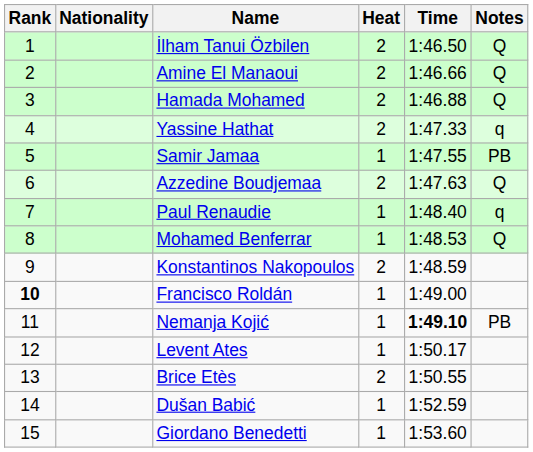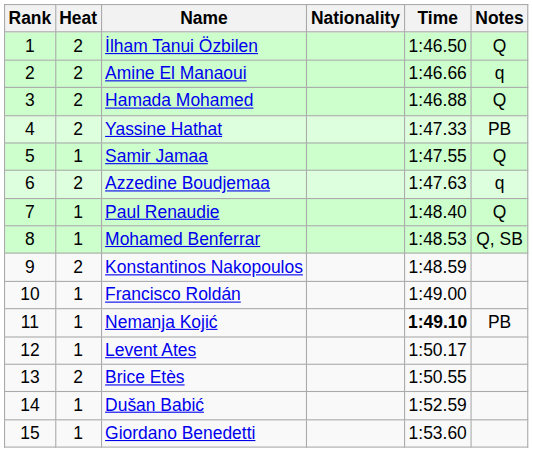columns swapped: (381, 18) <-> (104, 18)
(500, 73) Q -> (500, 73) q
(500, 128) q -> (500, 128) PB
(500, 156) PB -> (500, 156) Q
(500, 184) Q -> (500, 184) q
(500, 211) q -> (500, 211) Q
(500, 239) Q -> (500, 239) Q, SB
(30, 294) bold -> (30, 294) normal
